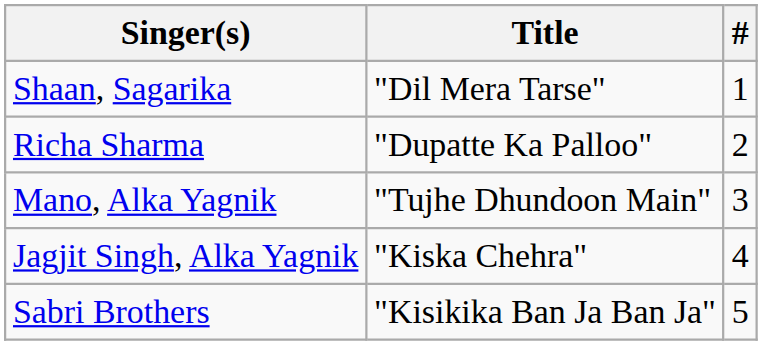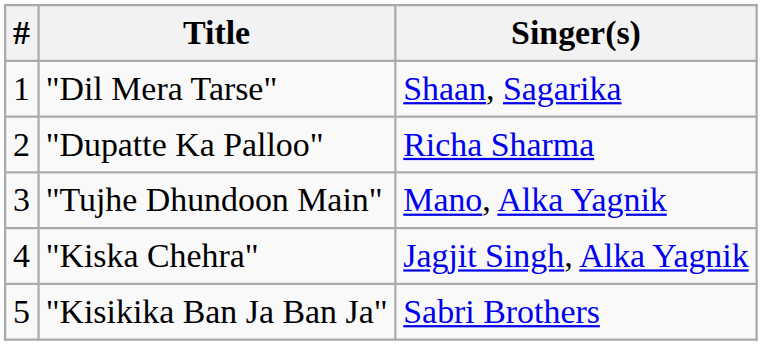columns swapped: (740, 32) <-> (186, 32)
